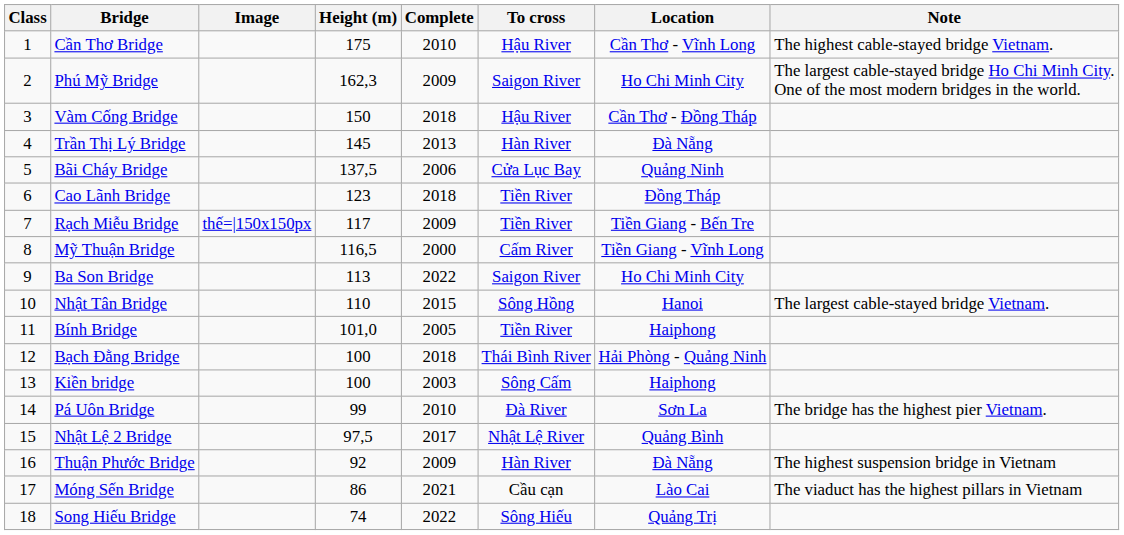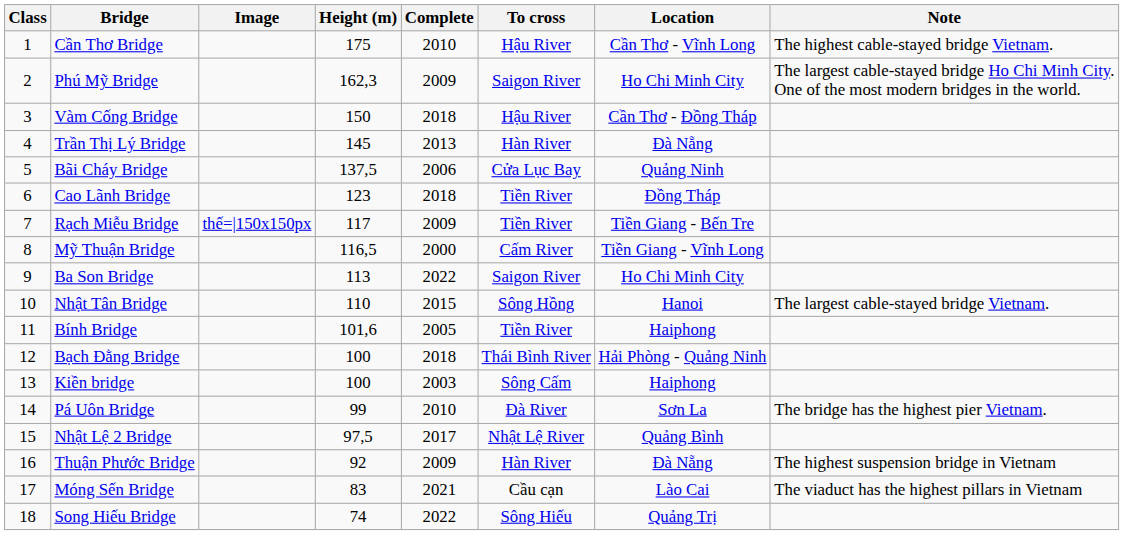(358, 329) 101,0 -> (358, 329) 101,6
(358, 489) 86 -> (358, 489) 83
